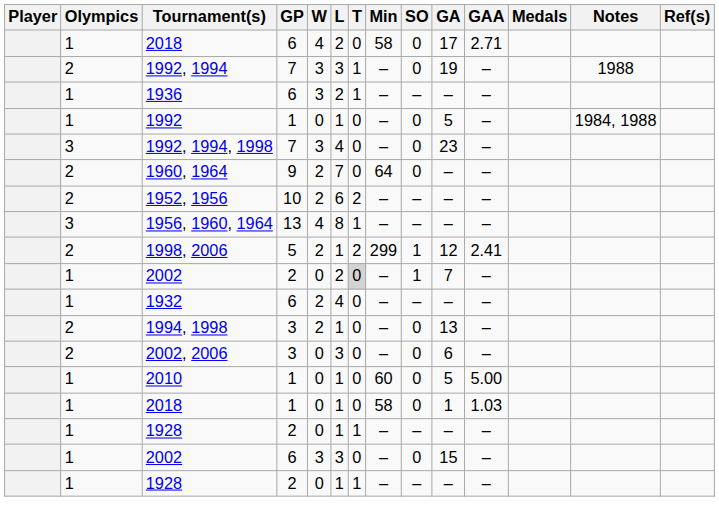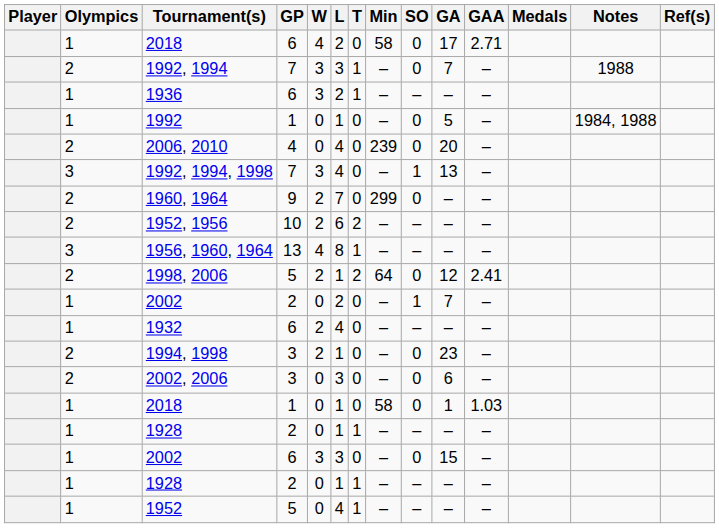(448, 69) 19 -> (448, 69) 7
+ row: (187, 146)
(417, 146) 0 -> (417, 172) 1
(448, 146) 23 -> (448, 172) 13
(383, 172) 64 -> (383, 198) 299
(383, 250) 299 -> (383, 276) 64
(417, 250) 1 -> (417, 276) 0
(357, 276) lightgrey background -> (357, 302) no background
(448, 328) 13 -> (448, 353) 23
- row: (164, 379)
+ row: (164, 509)
